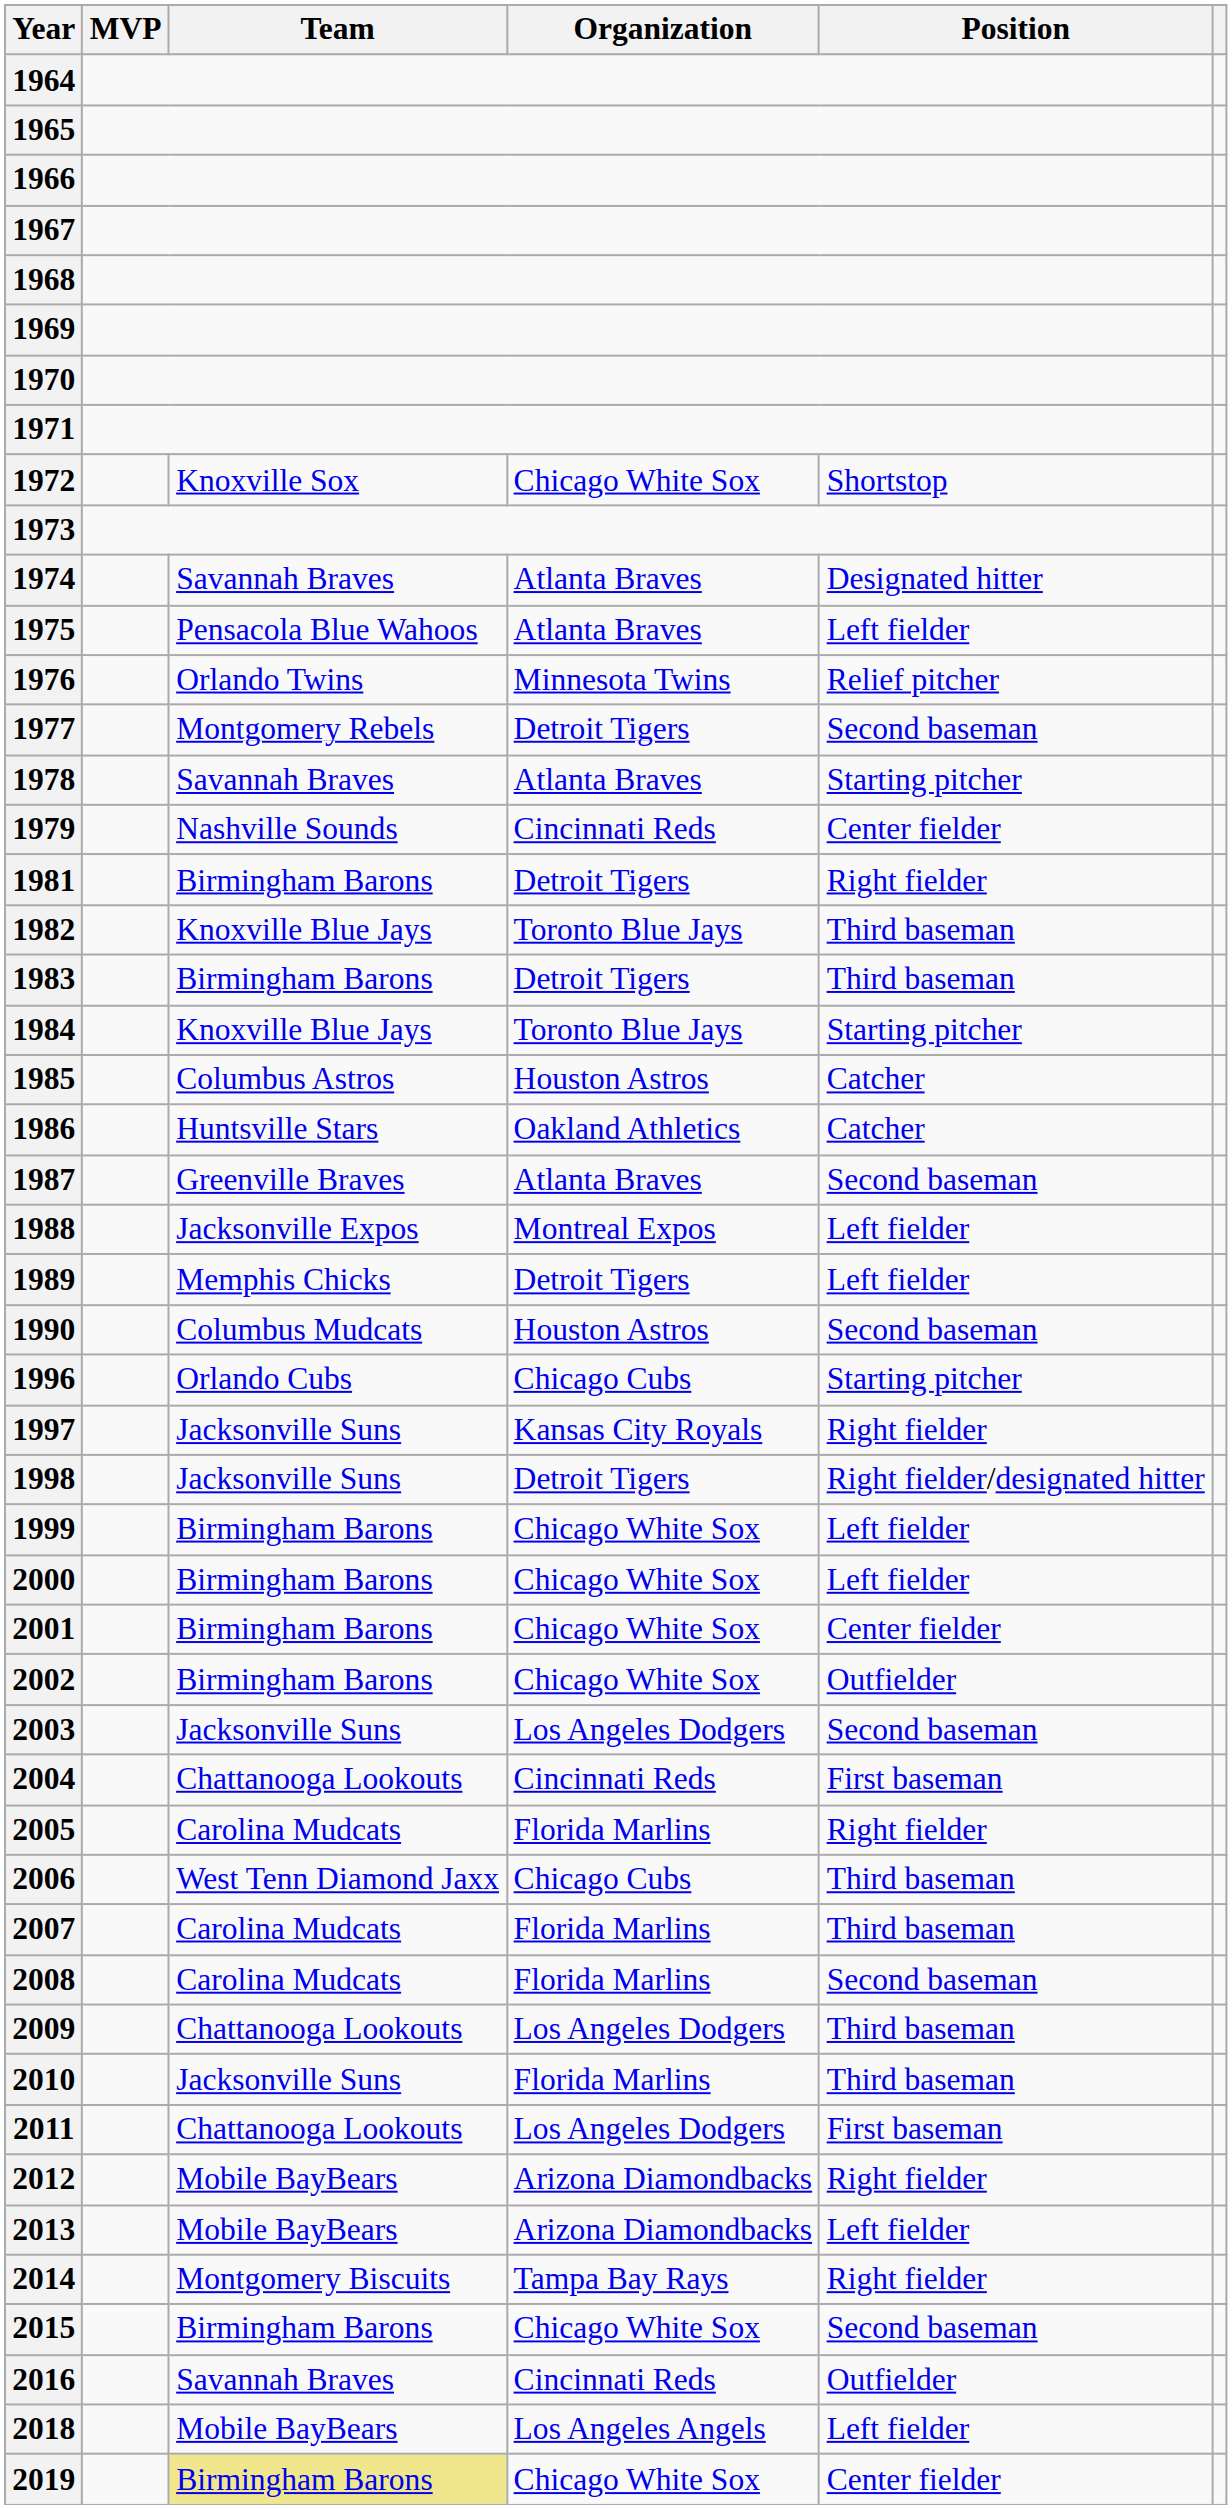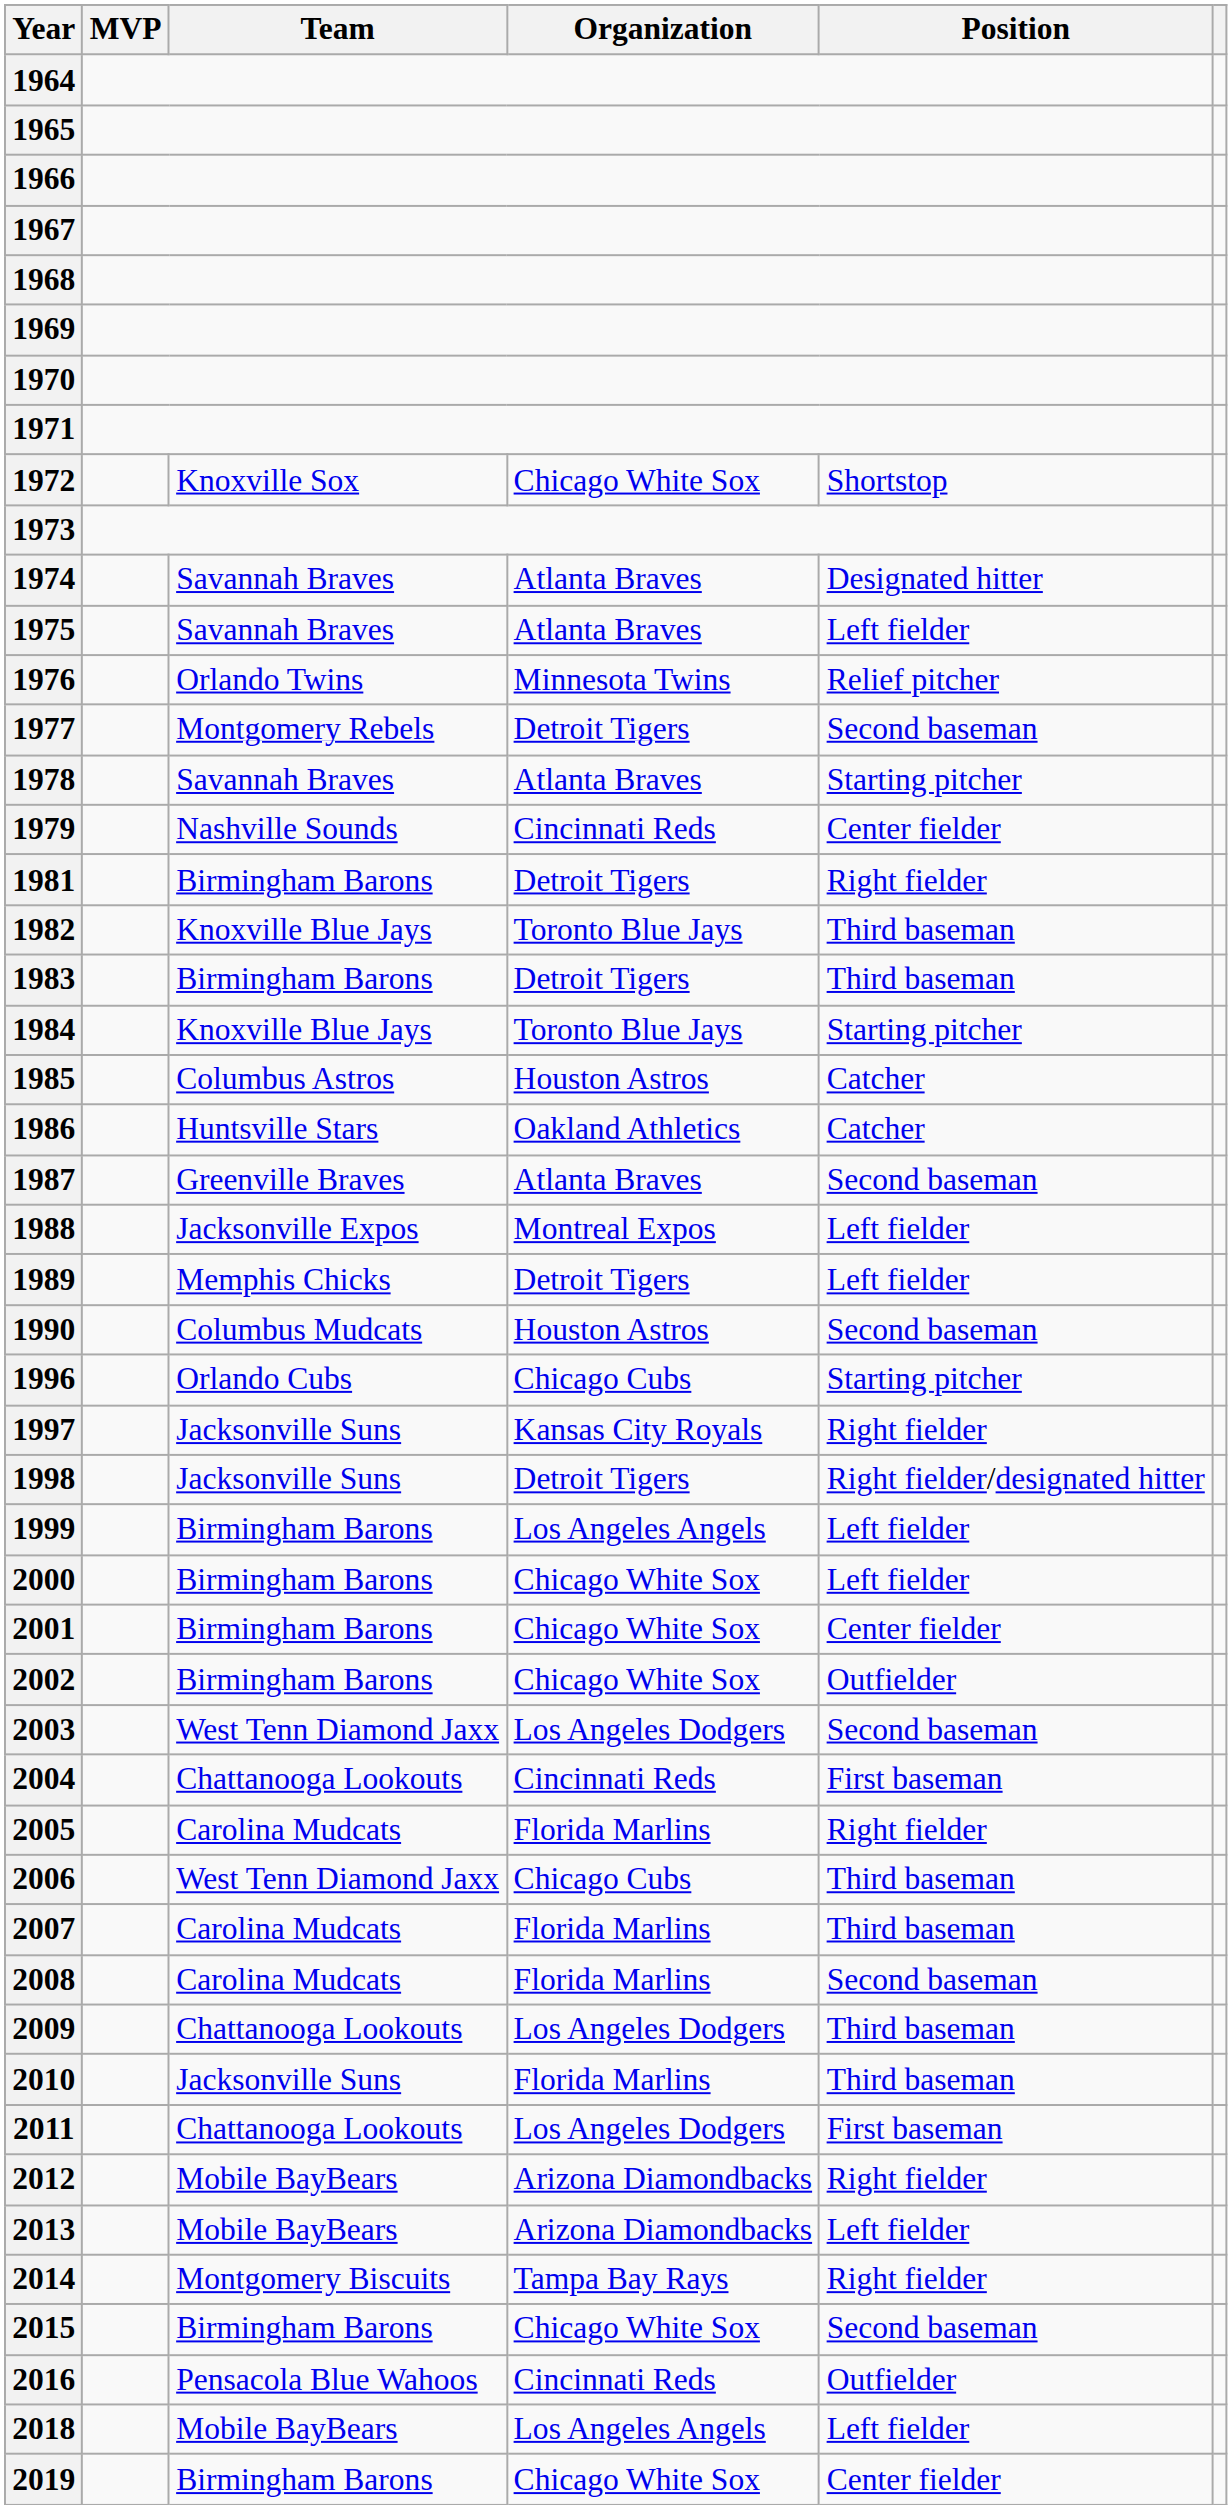(327, 629) Pensacola Blue Wahoos -> (285, 629) Savannah Braves
(637, 1529) Chicago White Sox -> (640, 1529) Los Angeles Angels
(289, 1729) Jacksonville Suns -> (338, 1729) West Tenn Diamond Jaxx
(285, 2378) Savannah Braves -> (327, 2378) Pensacola Blue Wahoos
(304, 2478) khaki background -> (304, 2478) no background
